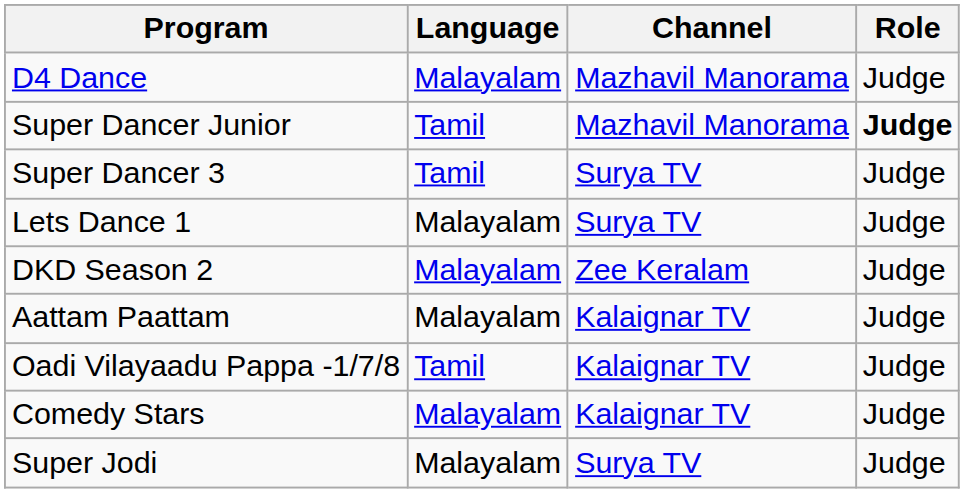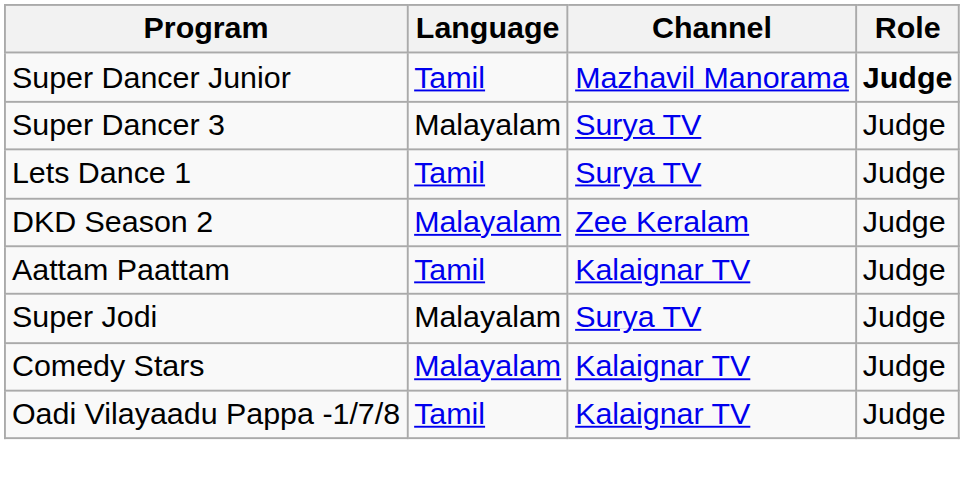- row: (80, 76)
(450, 173) Tamil -> (488, 125) Malayalam
(488, 221) Malayalam -> (450, 173) Tamil
(488, 317) Malayalam -> (450, 269) Tamil
rows swapped: (206, 366) <-> (85, 462)
